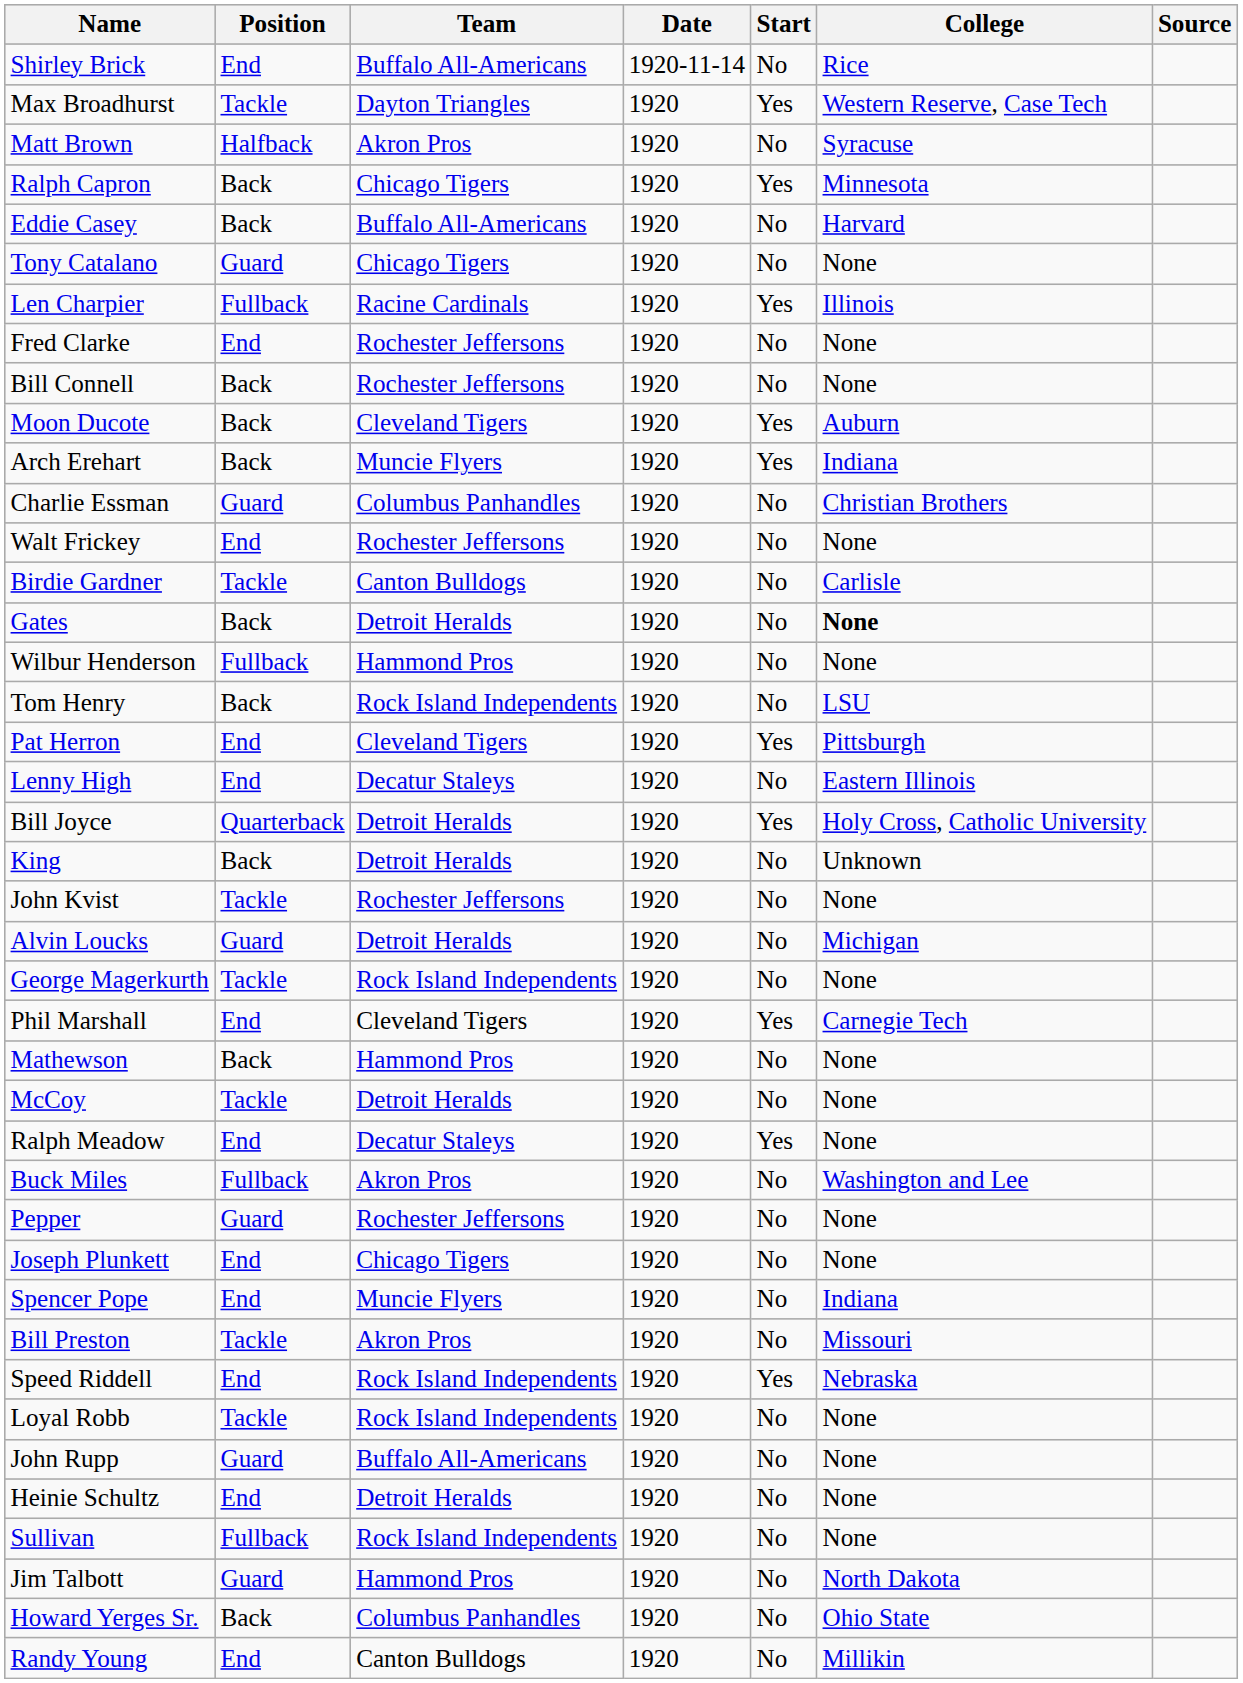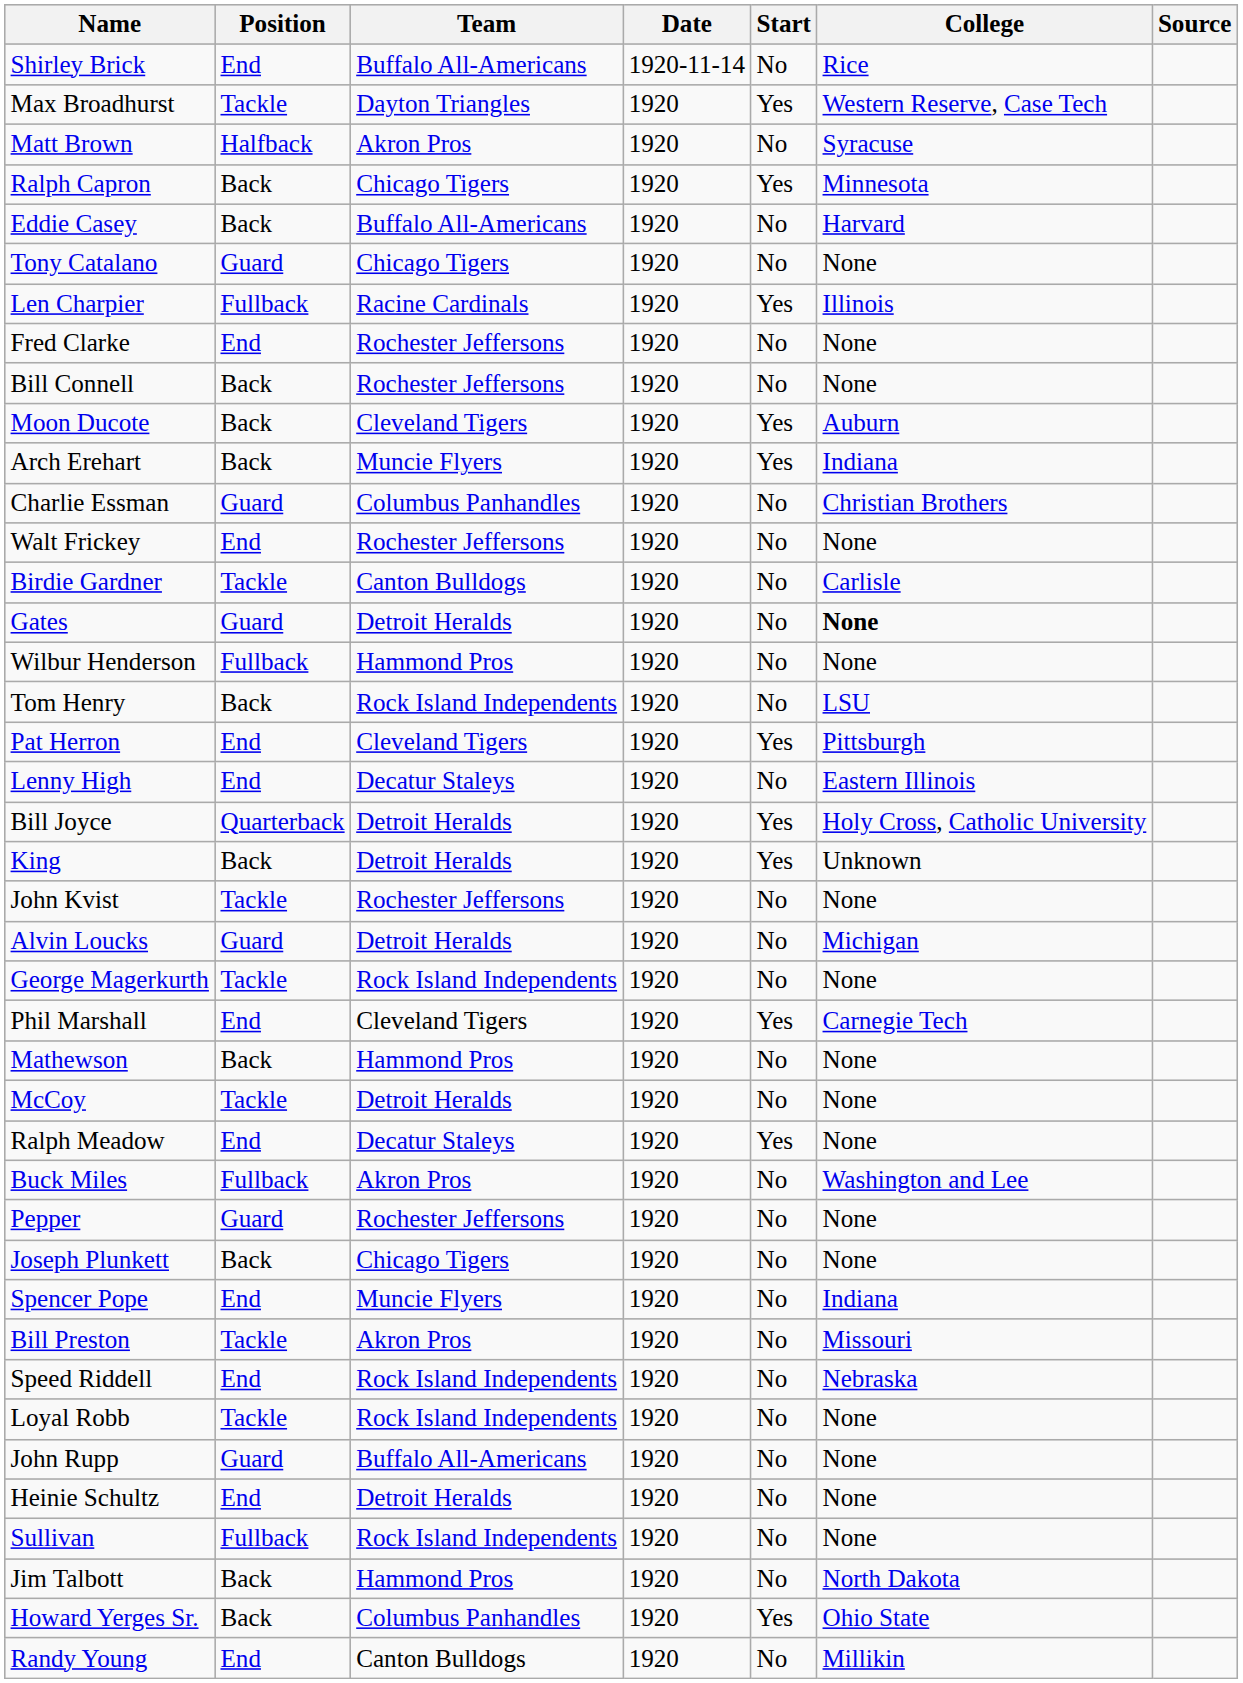(246, 622) Back -> (252, 622) Guard
(772, 861) No -> (775, 861) Yes
(241, 1259) End -> (246, 1259) Back
(775, 1378) Yes -> (772, 1378) No
(252, 1578) Guard -> (246, 1578) Back
(772, 1617) No -> (775, 1617) Yes
